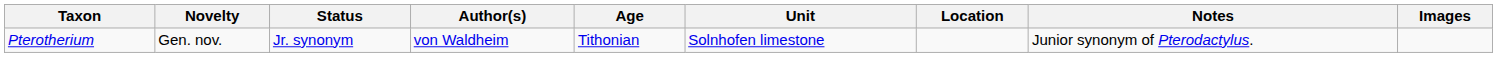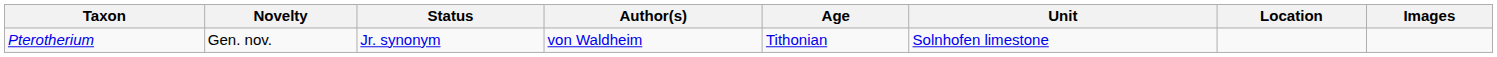- column: (1213, 16)
